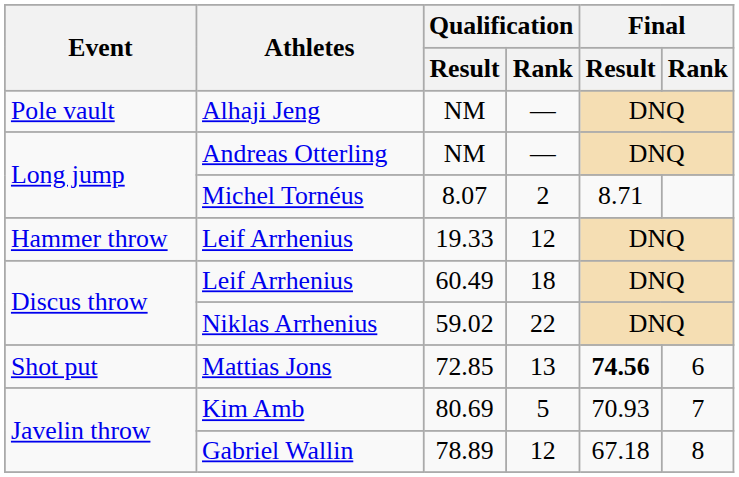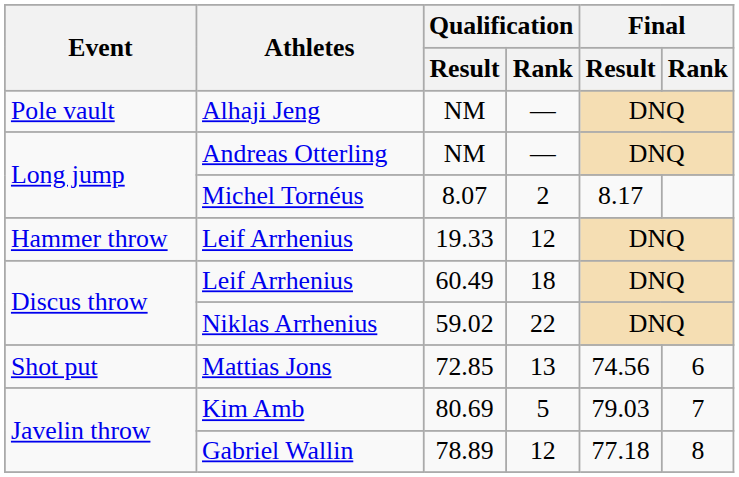(621, 196) 8.71 -> (621, 196) 8.17
(621, 366) bold -> (621, 366) normal
(621, 408) 70.93 -> (621, 408) 79.03
(621, 451) 67.18 -> (621, 451) 77.18
